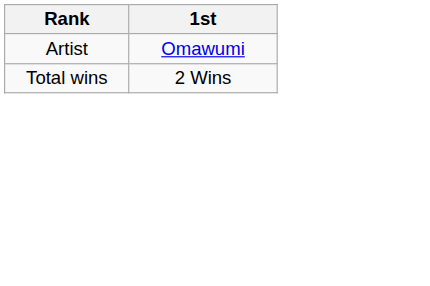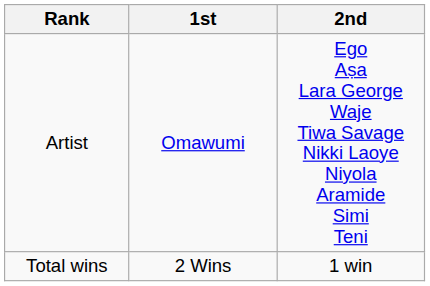+ column: (351, 19)
